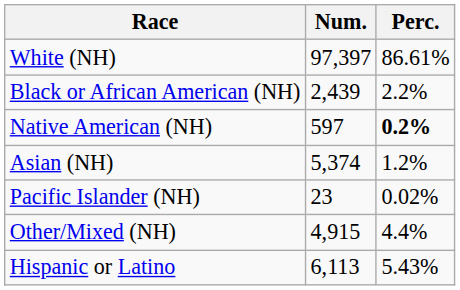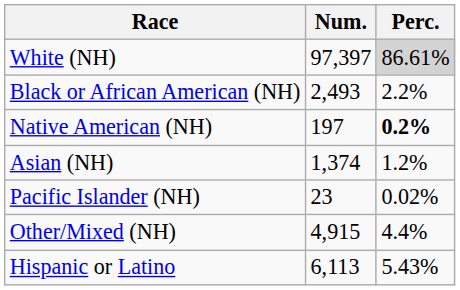(416, 57) no background -> (416, 57) lightgrey background
(335, 92) 2,439 -> (335, 92) 2,493
(327, 127) 597 -> (327, 127) 197
(335, 162) 5,374 -> (335, 162) 1,374
